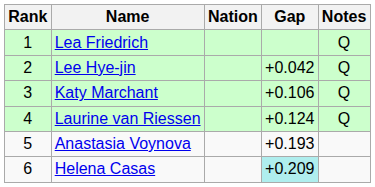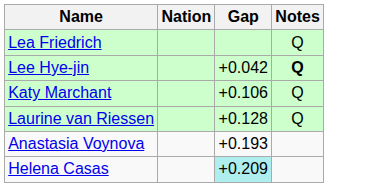- column: (28, 17)
(344, 67) normal -> (298, 67) bold
(290, 118) +0.124 -> (243, 118) +0.128
